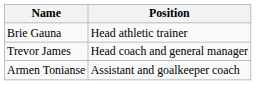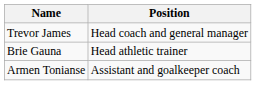rows swapped: (39, 51) <-> (34, 32)
